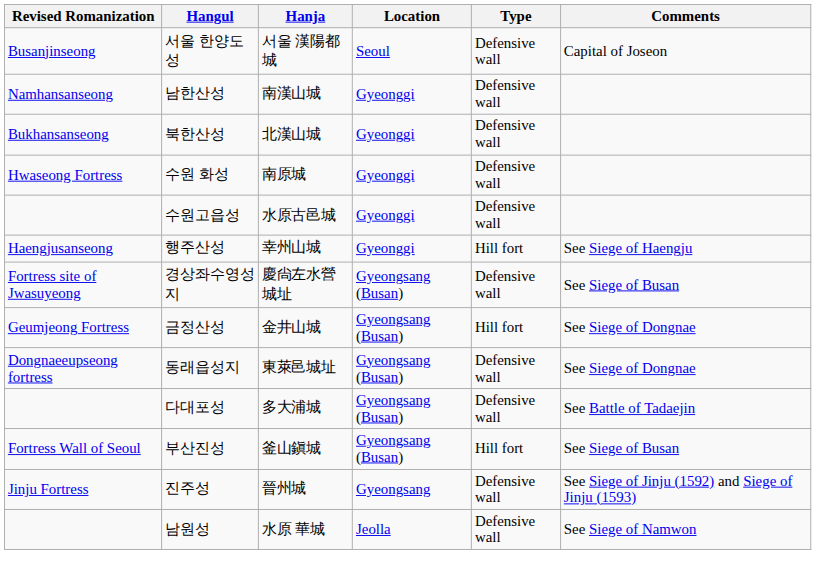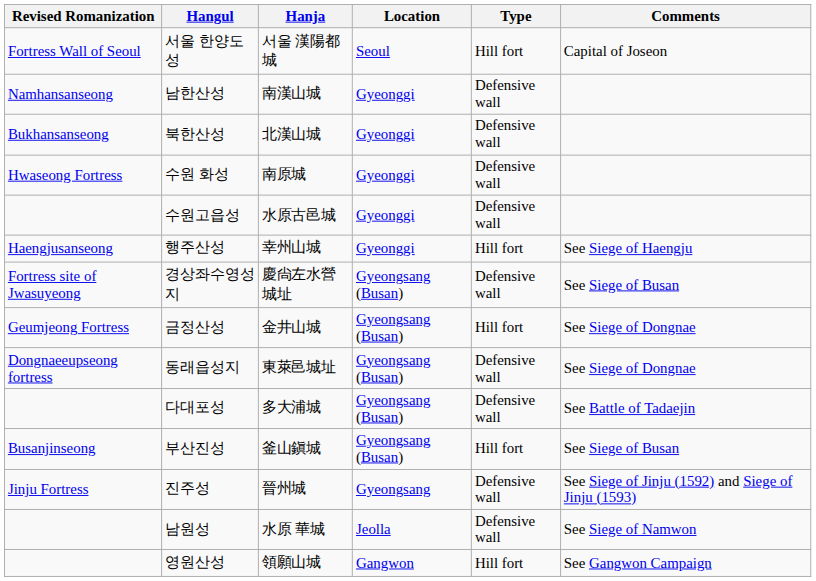(52, 51) Busanjinseong -> (74, 51) Fortress Wall of Seoul
(505, 51) Defensive wall -> (499, 51) Hill fort
(74, 448) Fortress Wall of Seoul -> (52, 448) Busanjinseong
+ row: (195, 562)
